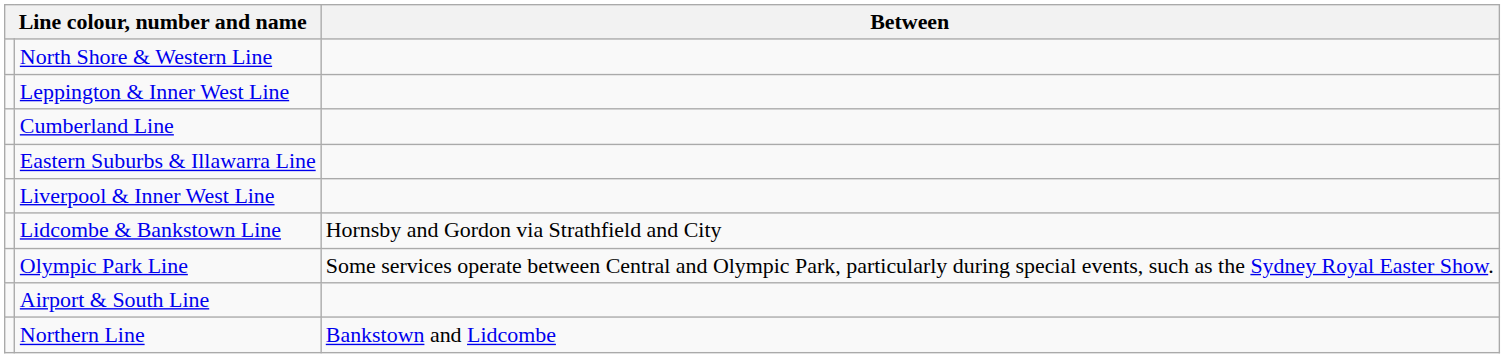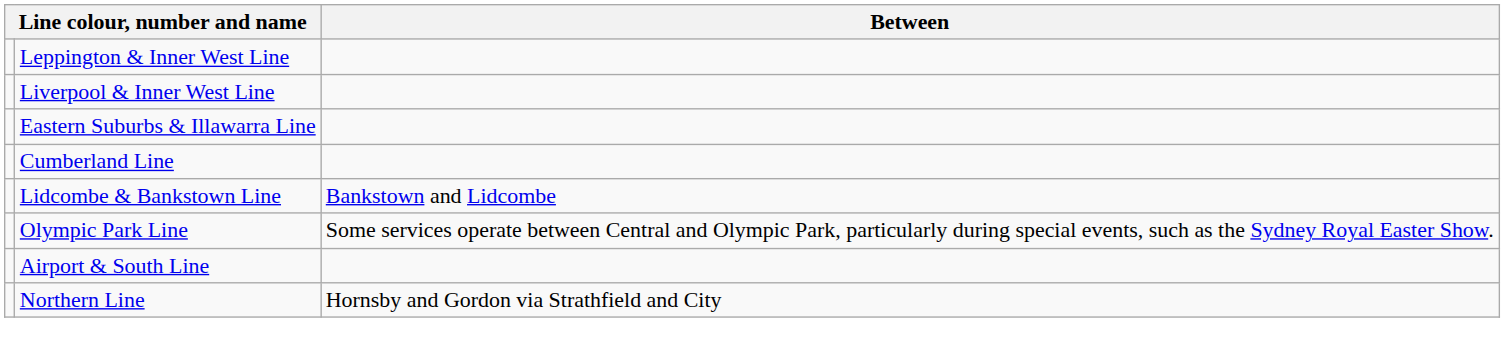- row: (146, 56)
rows swapped: (147, 195) <-> (97, 126)
(524, 230) Hornsby and Gordon via Strathfield and City -> (441, 195) Bankstown and Lidcombe
(441, 334) Bankstown and Lidcombe -> (524, 299) Hornsby and Gordon via Strathfield and City
